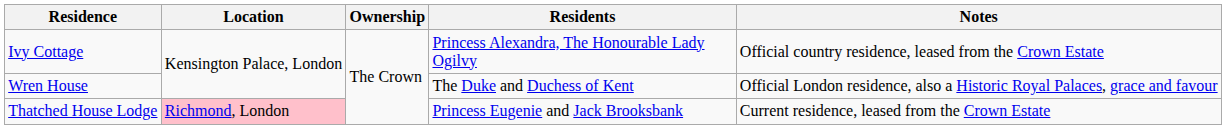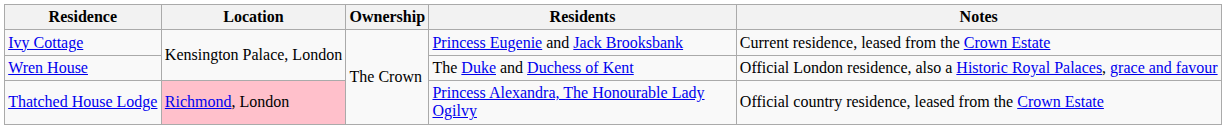(569, 51) Princess Alexandra, The Honourable Lady Ogilvy -> (558, 42) Princess Eugenie and Jack Brooksbank
(922, 51) Official country residence, leased from the Crown Estate -> (895, 42) Current residence, leased from the Crown Estate
(558, 111) Princess Eugenie and Jack Brooksbank -> (569, 102) Princess Alexandra, The Honourable Lady Ogilvy
(895, 111) Current residence, leased from the Crown Estate -> (922, 102) Official country residence, leased from the Crown Estate
